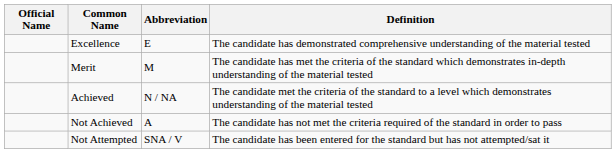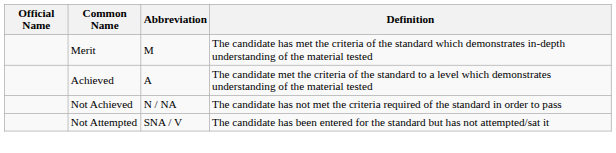- row: (95, 43)
(160, 98) N / NA -> (148, 80) A
(148, 122) A -> (160, 104) N / NA
